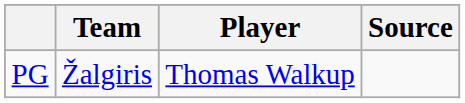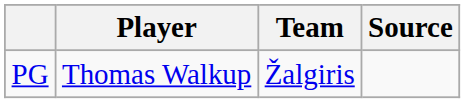columns swapped: (260, 27) <-> (107, 27)
